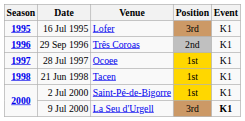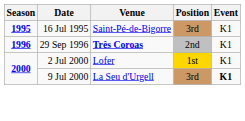(104, 28) Lofer -> (132, 28) Saint-Pé-de-Bigorre
(116, 44) normal -> (118, 44) bold
- row: (66, 60)
- row: (65, 76)
(132, 92) Saint-Pé-de-Bigorre -> (104, 60) Lofer
